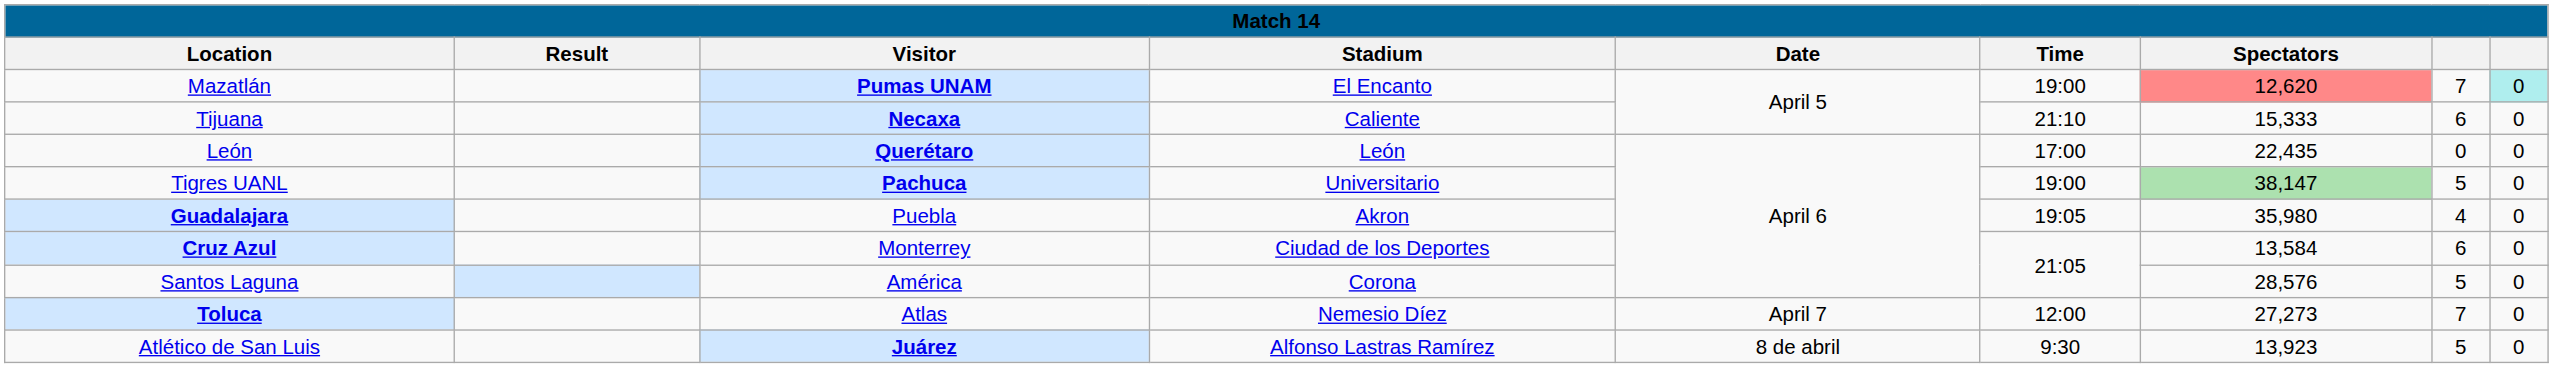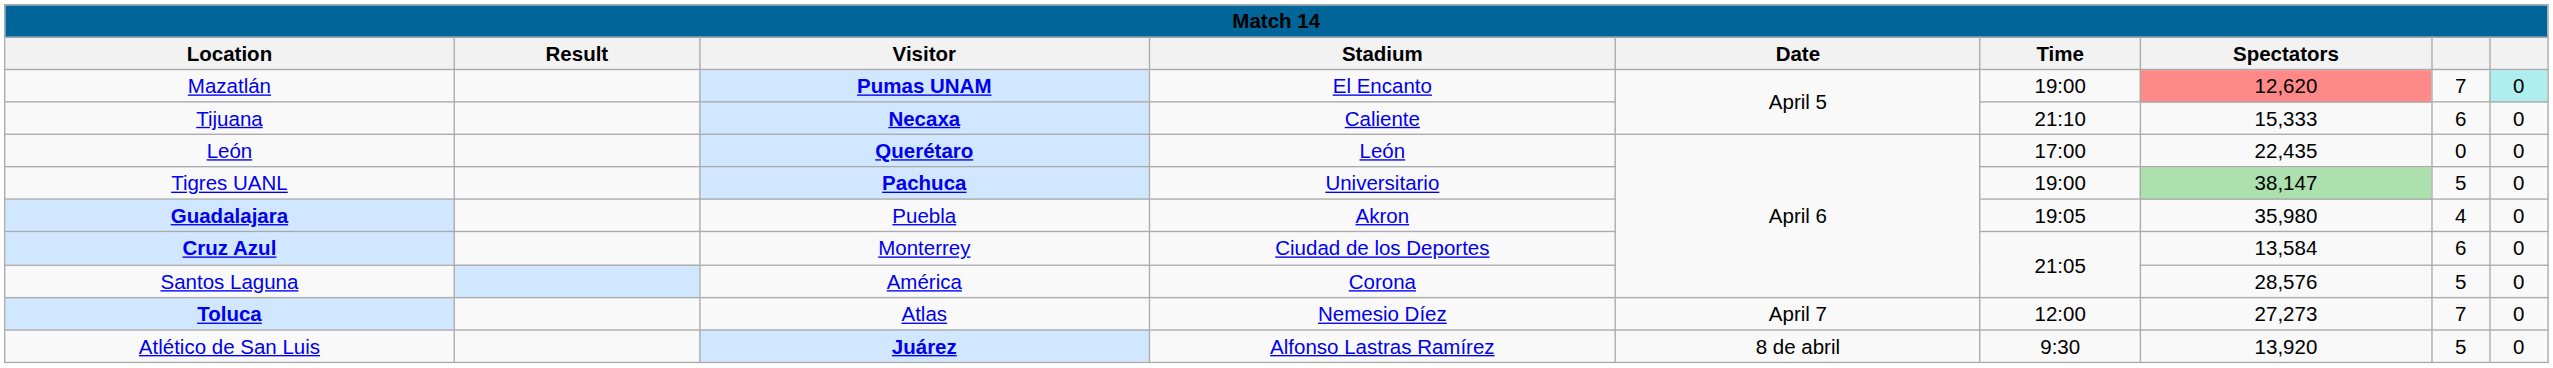(2286, 346) 13,923 -> (2286, 346) 13,920
